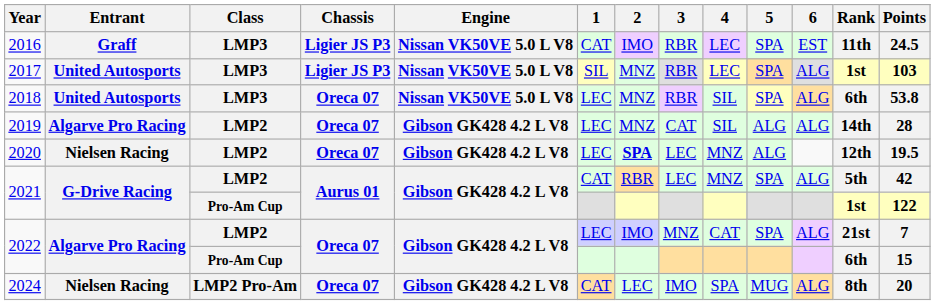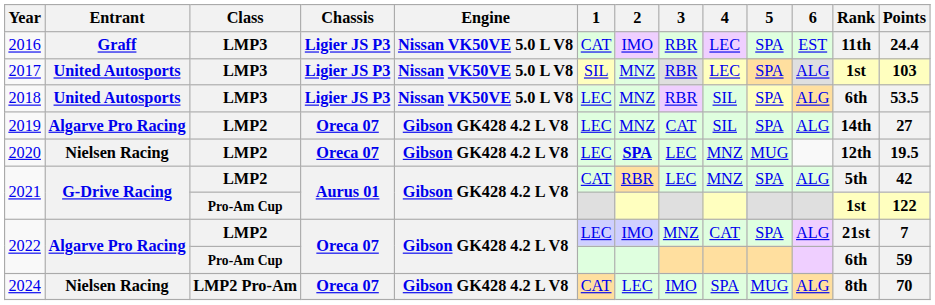(904, 45) 24.5 -> (904, 45) 24.4
(348, 98) Oreca 07 -> (348, 98) Ligier JS P3
(904, 98) 53.8 -> (904, 98) 53.5
(769, 125) ALG -> (769, 125) SPA
(904, 125) 28 -> (904, 125) 27
(769, 152) ALG -> (769, 152) MUG
(904, 259) 15 -> (904, 259) 59
(904, 286) 20 -> (904, 286) 70
